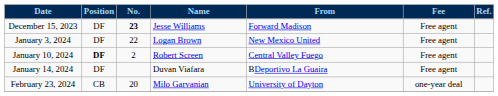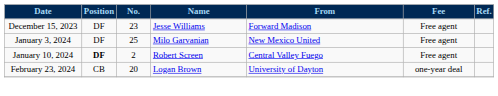(134, 26) bold -> (134, 26) normal
(134, 41) 22 -> (134, 41) 25
(177, 41) Logan Brown -> (181, 41) Milo Garvanian
- row: (43, 70)
(181, 84) Milo Garvanian -> (177, 70) Logan Brown
